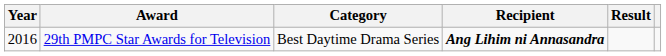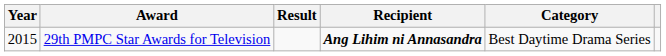columns swapped: (358, 16) <-> (631, 16)
(22, 39) 2016 -> (22, 39) 2015
